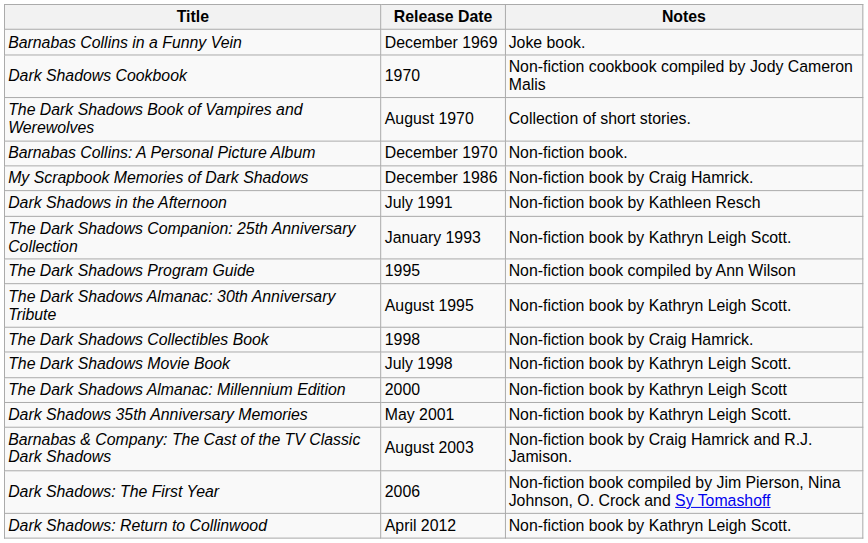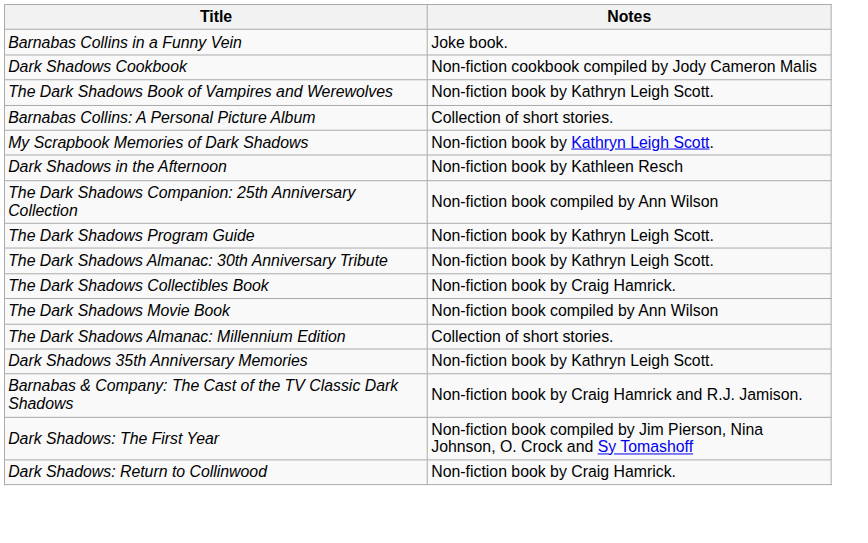- column: (443, 17)
(600, 119) Collection of short stories. -> (573, 92) Non-fiction book by Kathryn Leigh Scott.
(568, 153) Non-fiction book. -> (522, 117) Collection of short stories.
(631, 178) Non-fiction book by Craig Hamrick. -> (573, 142) Non-fiction book by Kathryn Leigh Scott.
(650, 237) Non-fiction book by Kathryn Leigh Scott. -> (575, 201) Non-fiction book compiled by Ann Wilson
(652, 271) Non-fiction book compiled by Ann Wilson -> (573, 235) Non-fiction book by Kathryn Leigh Scott.
(650, 364) Non-fiction book by Kathryn Leigh Scott. -> (575, 311) Non-fiction book compiled by Ann Wilson
(648, 389) Non-fiction book by Kathryn Leigh Scott -> (522, 336) Collection of short stories.
(650, 525) Non-fiction book by Kathryn Leigh Scott. -> (554, 472) Non-fiction book by Craig Hamrick.
